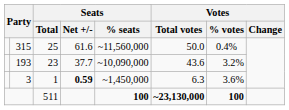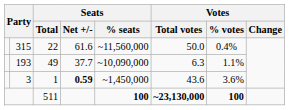(53, 46) 25 -> (53, 46) 22
(53, 63) 23 -> (53, 63) 49
(195, 63) 43.6 -> (198, 63) 6.3
(233, 63) 3.2% -> (233, 63) 1.1%
(198, 80) 6.3 -> (195, 80) 43.6
